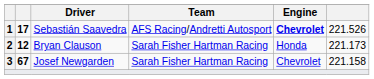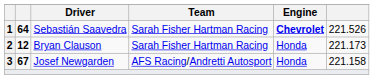(23, 29) 17 -> (23, 29) 64
(201, 29) AFS Racing/Andretti Autosport -> (200, 29) Sarah Fisher Hartman Racing
(200, 62) Sarah Fisher Hartman Racing -> (201, 62) AFS Racing/Andretti Autosport
(298, 62) Chevrolet -> (292, 62) Honda
